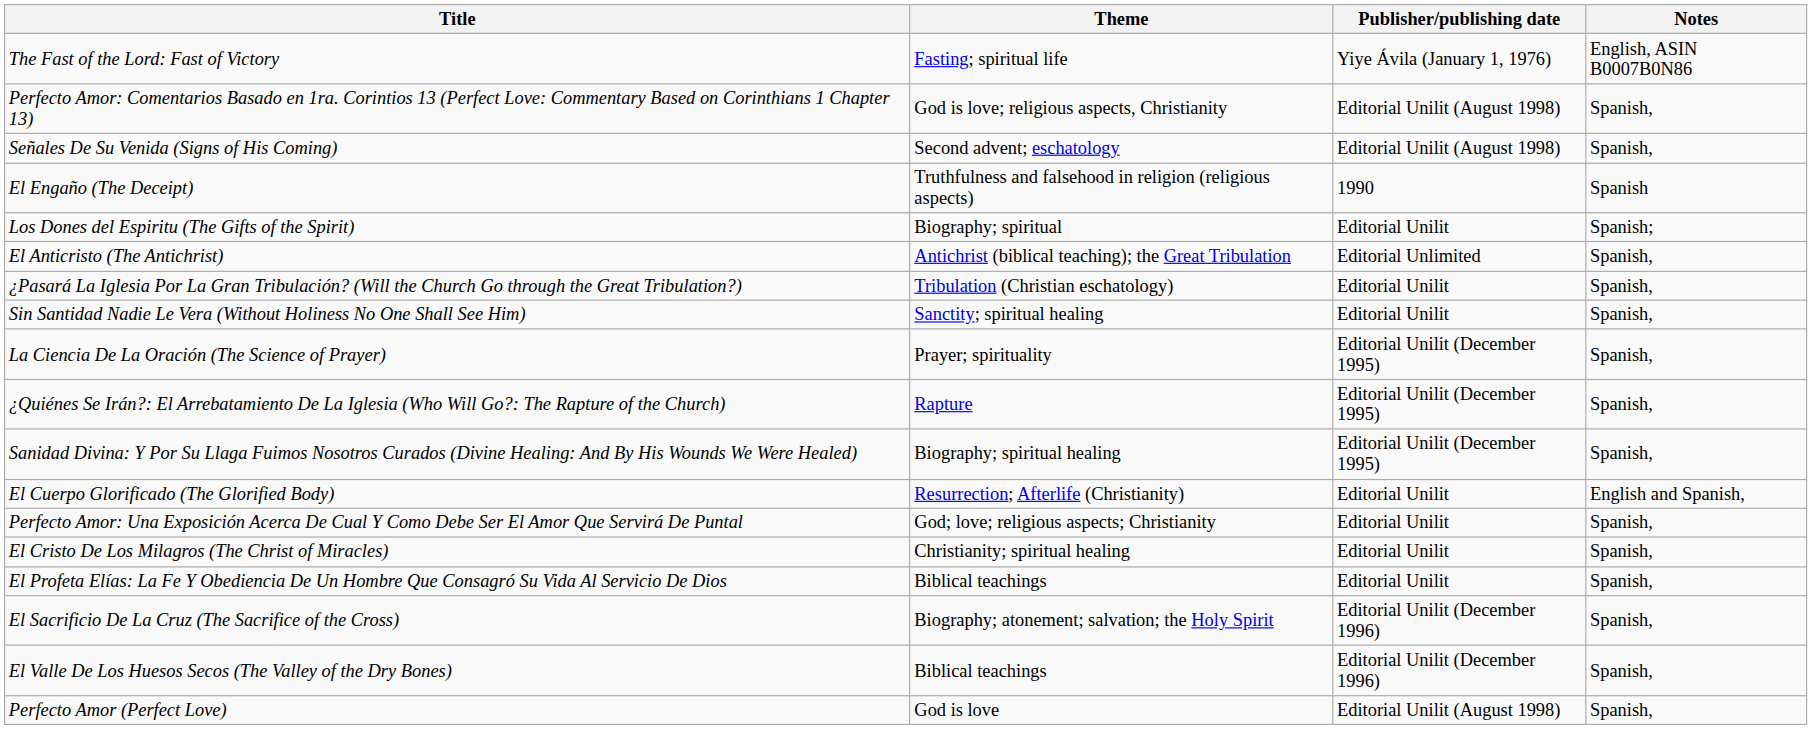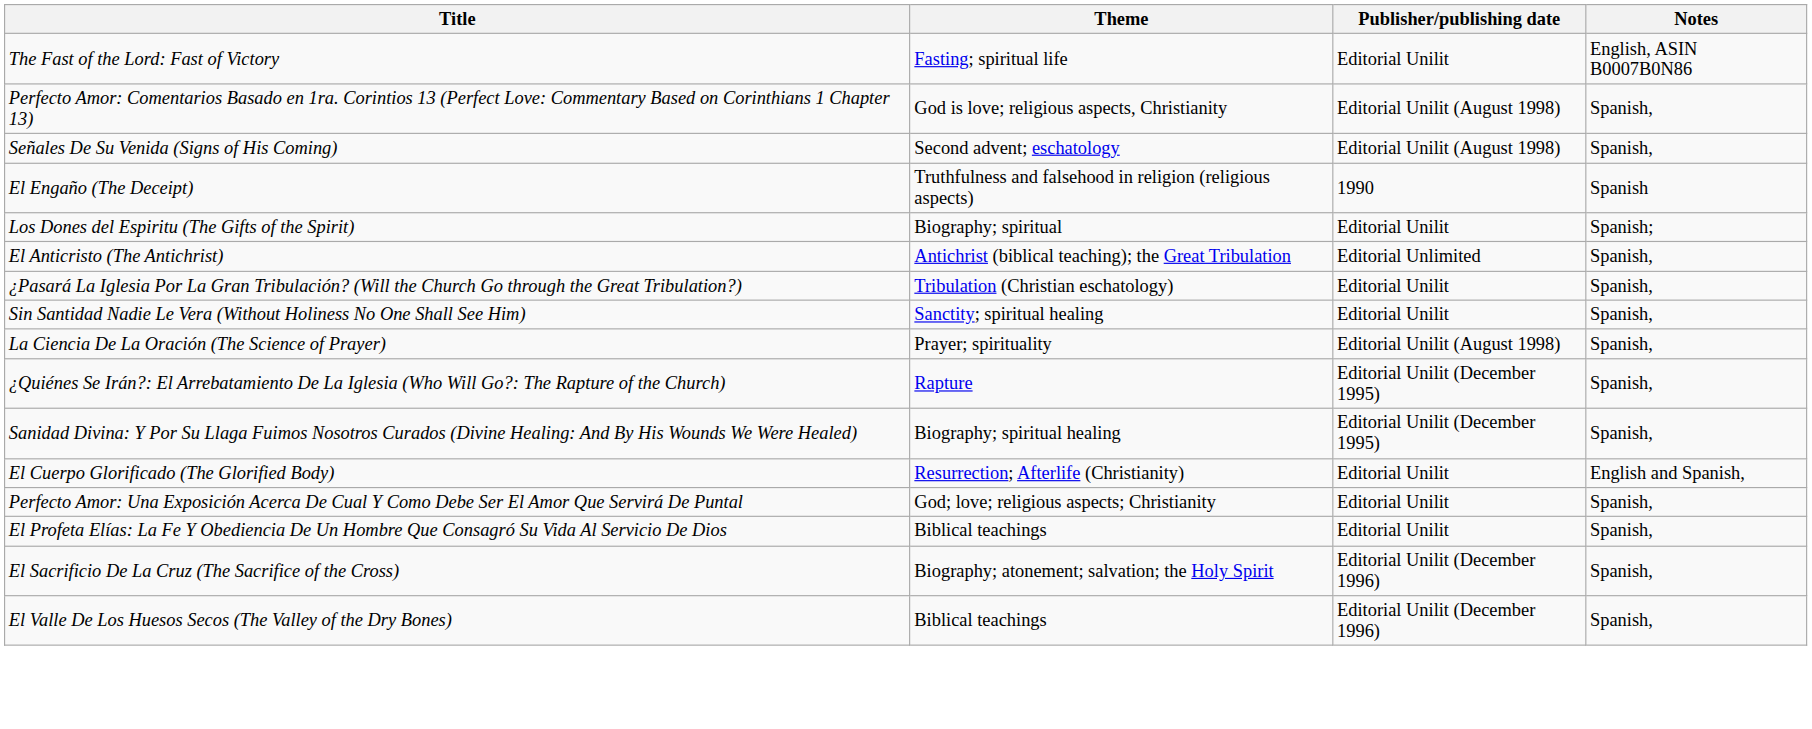(1444, 58) Yiye Ávila (January 1, 1976) -> (1393, 58) Editorial Unilit
(1436, 354) Editorial Unilit (December 1995) -> (1449, 343) Editorial Unilit (August 1998)
- row: (199, 551)
- row: (118, 709)
